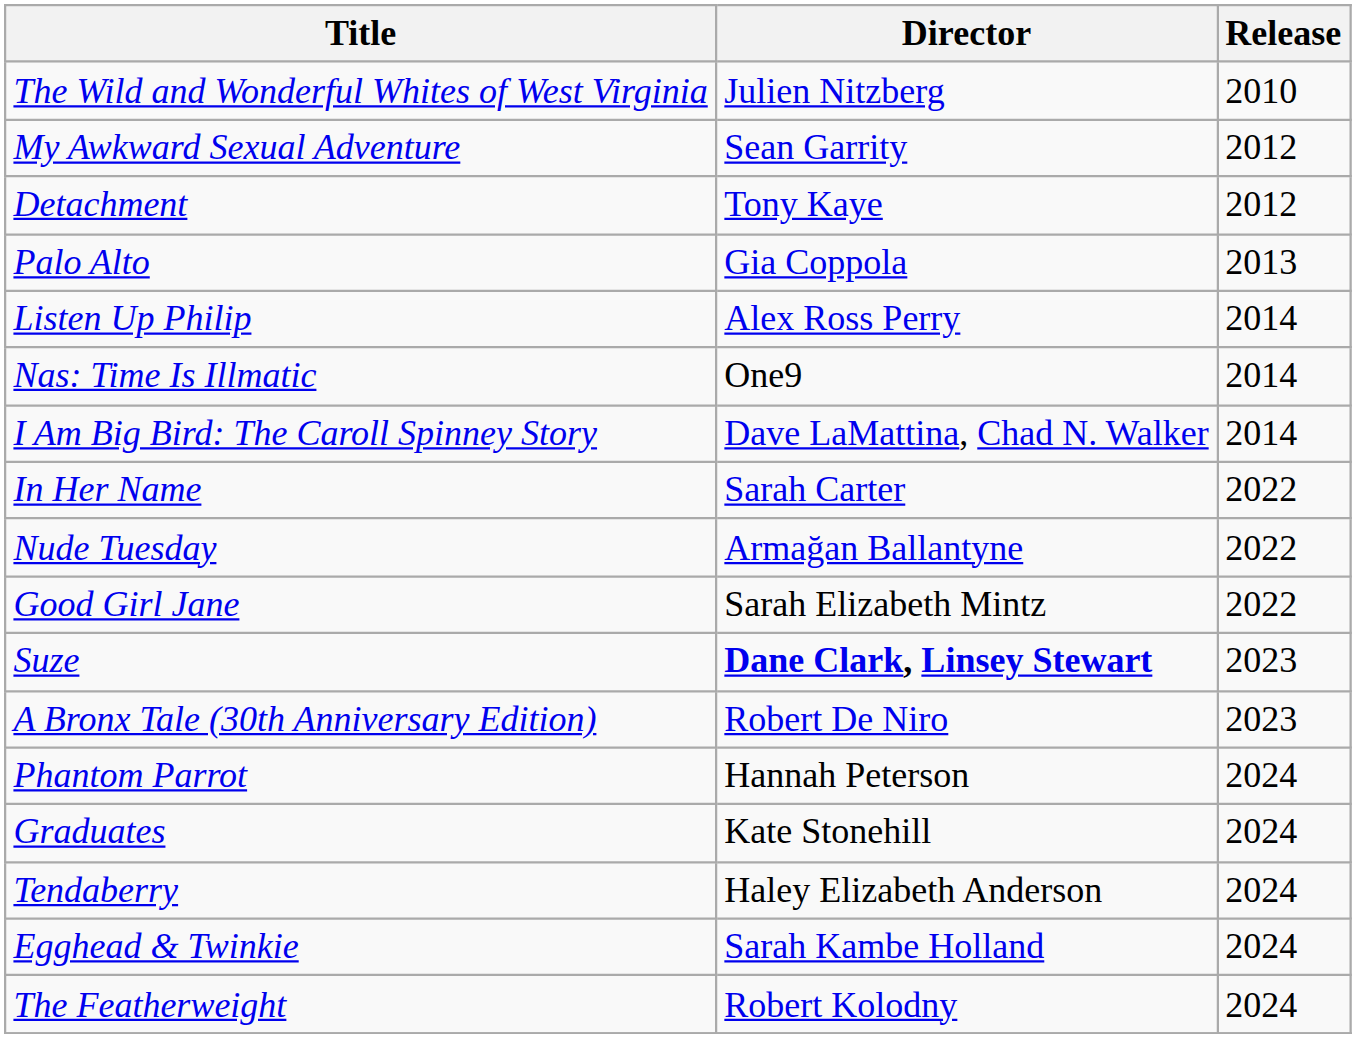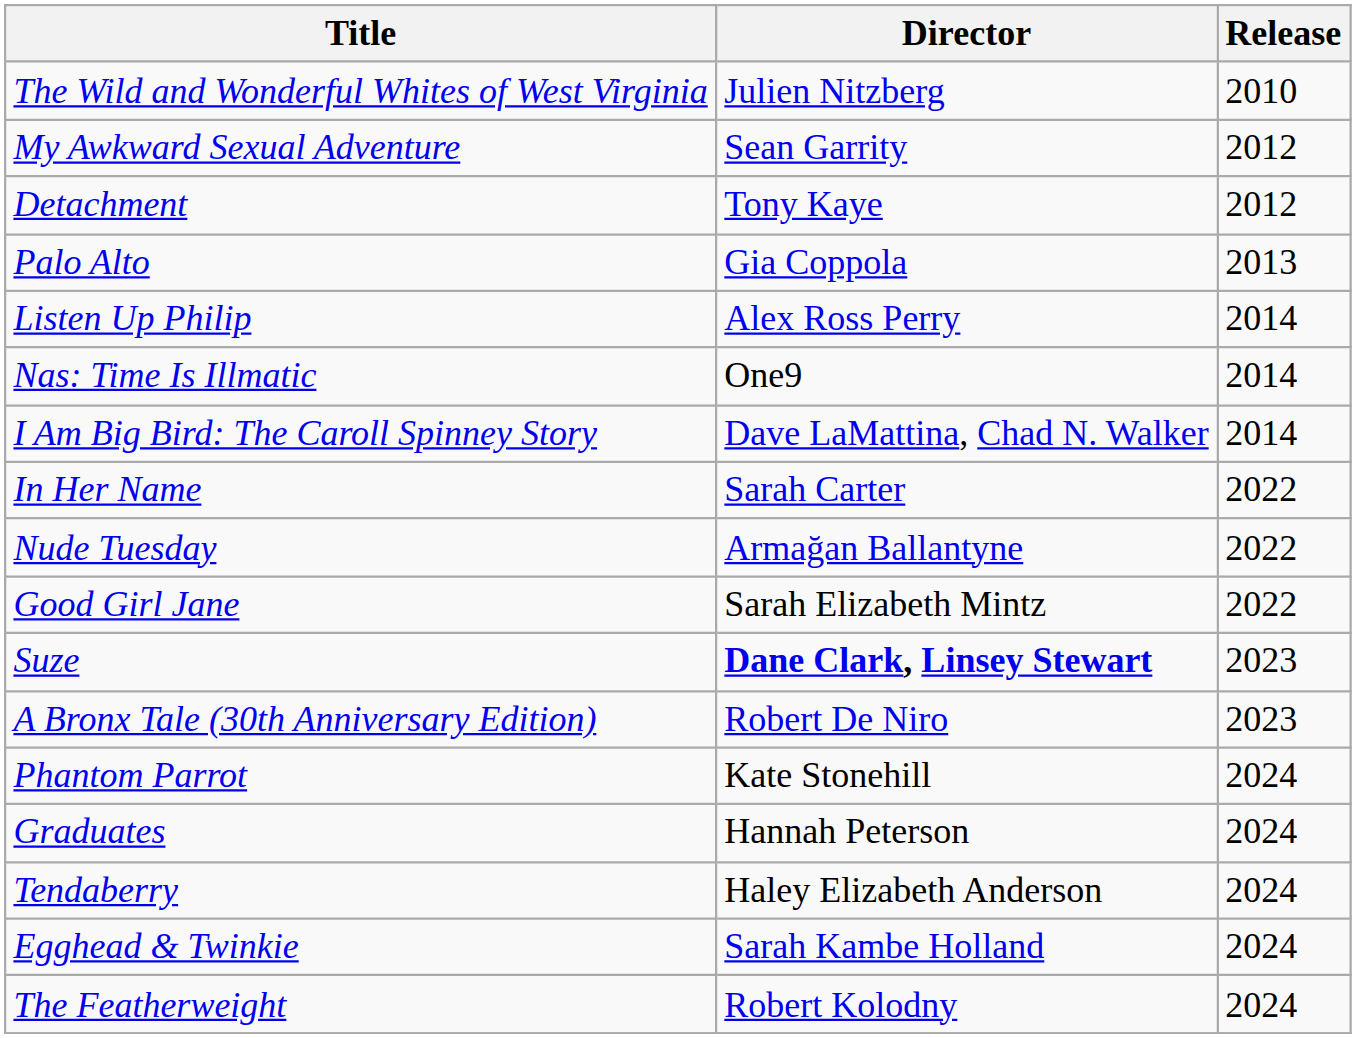(847, 775) Hannah Peterson -> (828, 775) Kate Stonehill
(828, 832) Kate Stonehill -> (847, 832) Hannah Peterson
